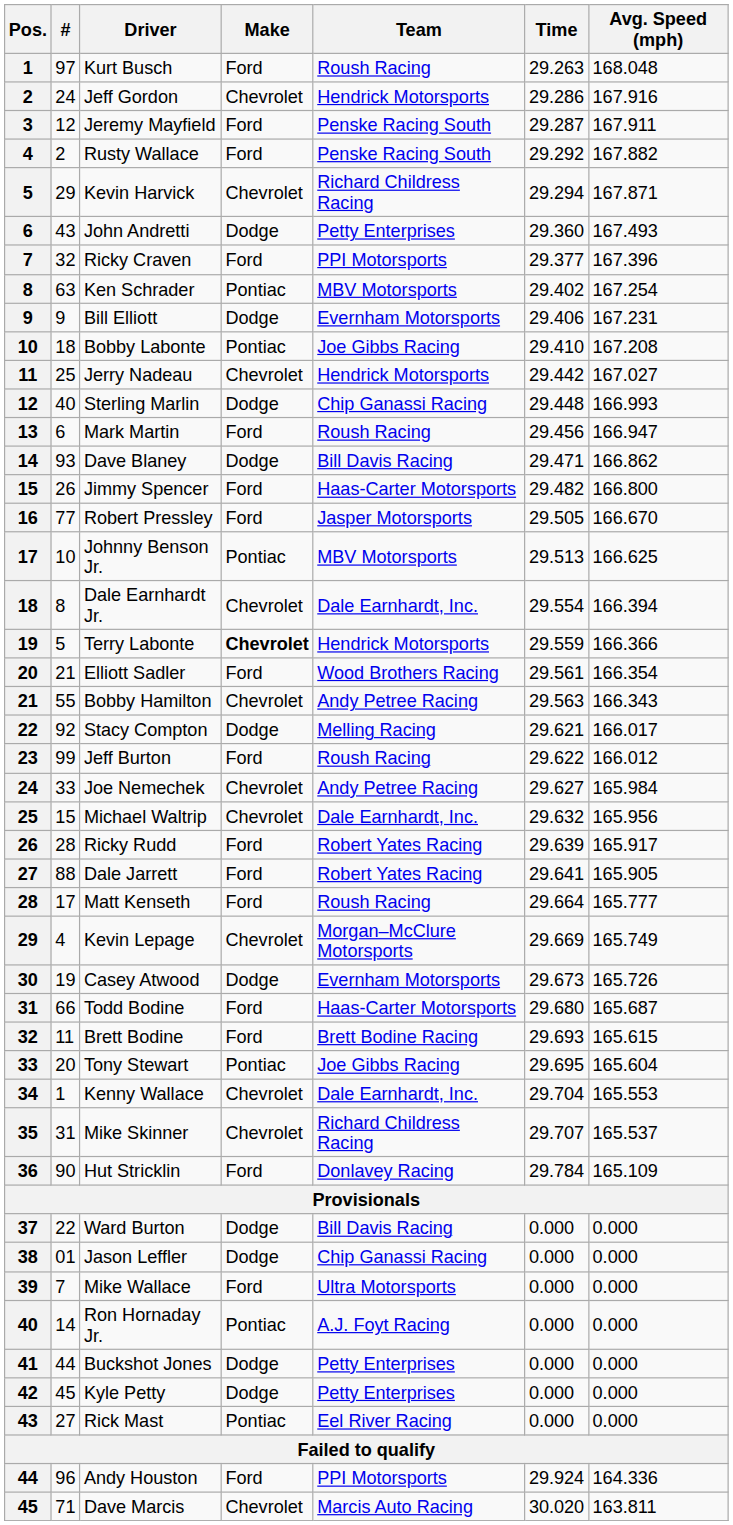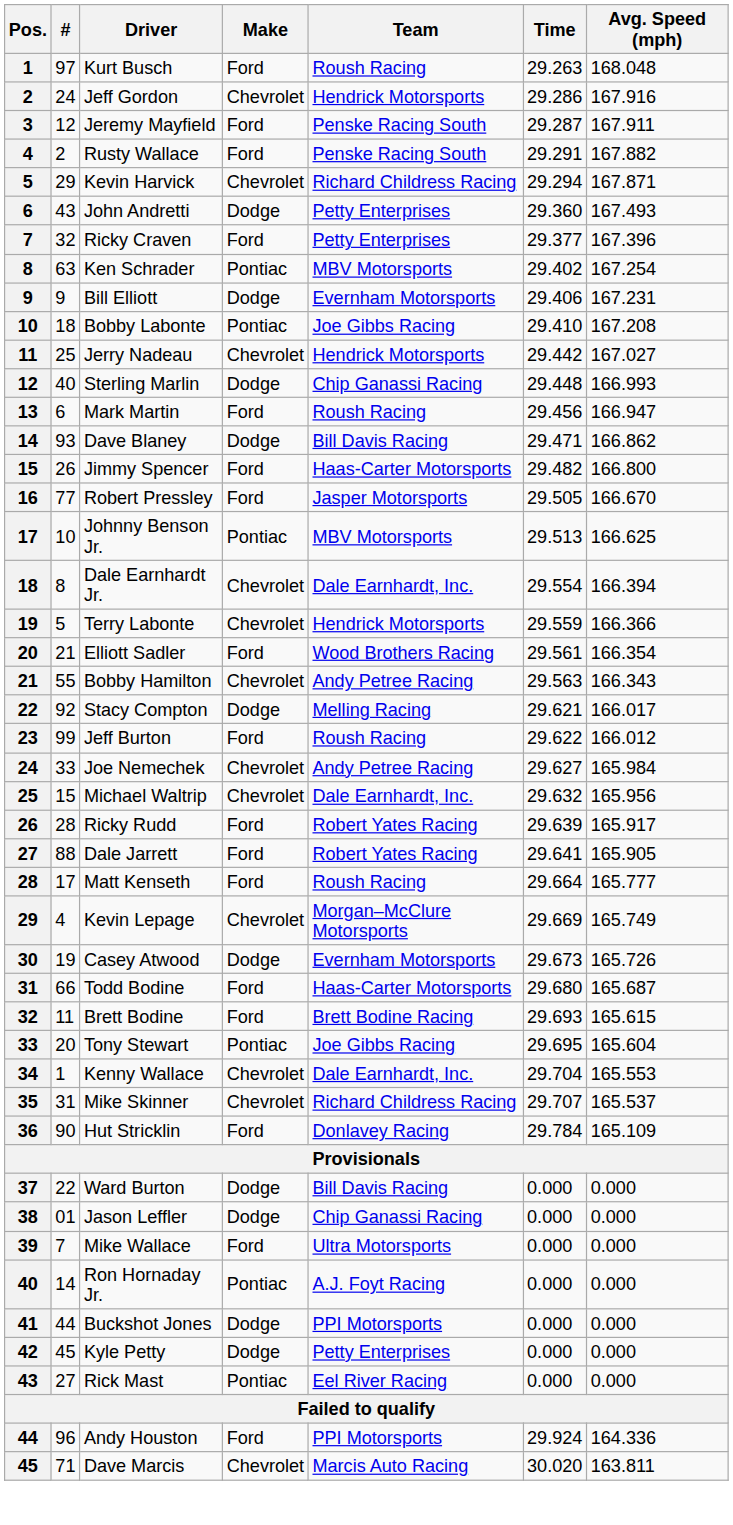(557, 154) 29.292 -> (555, 154) 29.291
(382, 260) PPI Motorsports -> (381, 240) Petty Enterprises
(267, 644) bold -> (265, 624) normal
(386, 1363) Petty Enterprises -> (377, 1323) PPI Motorsports
